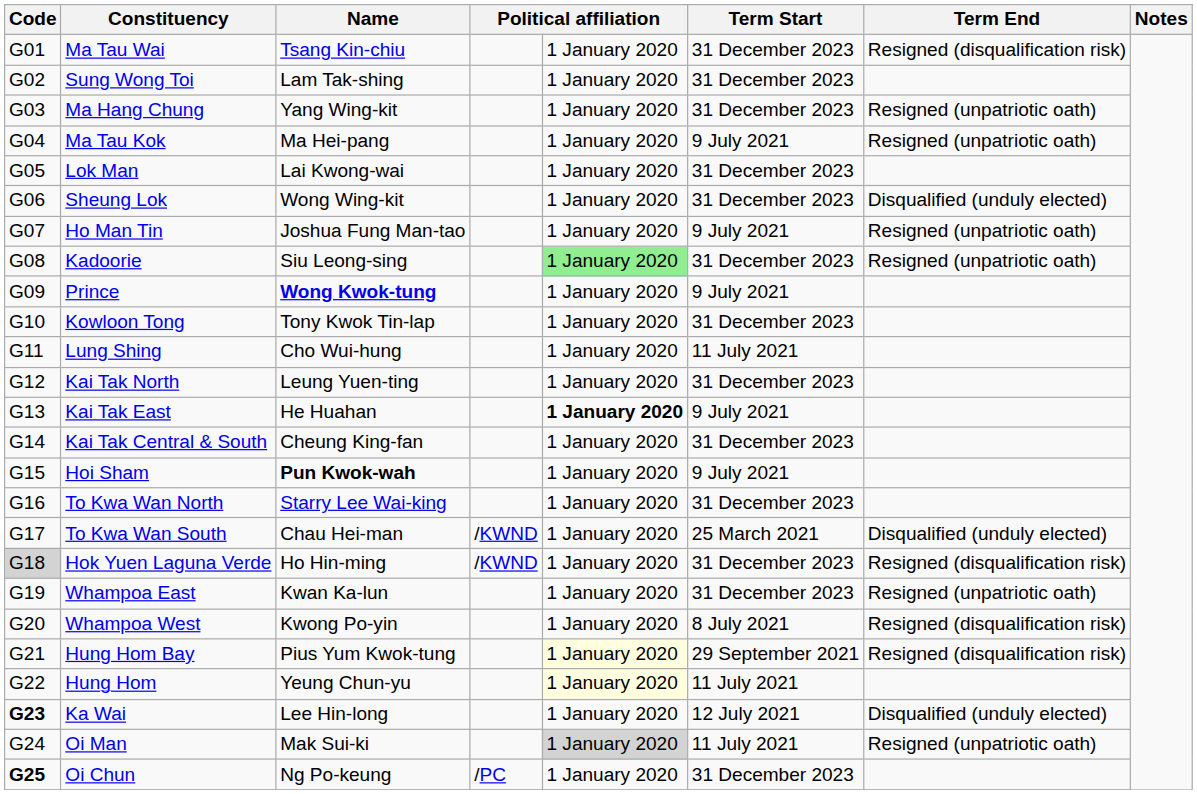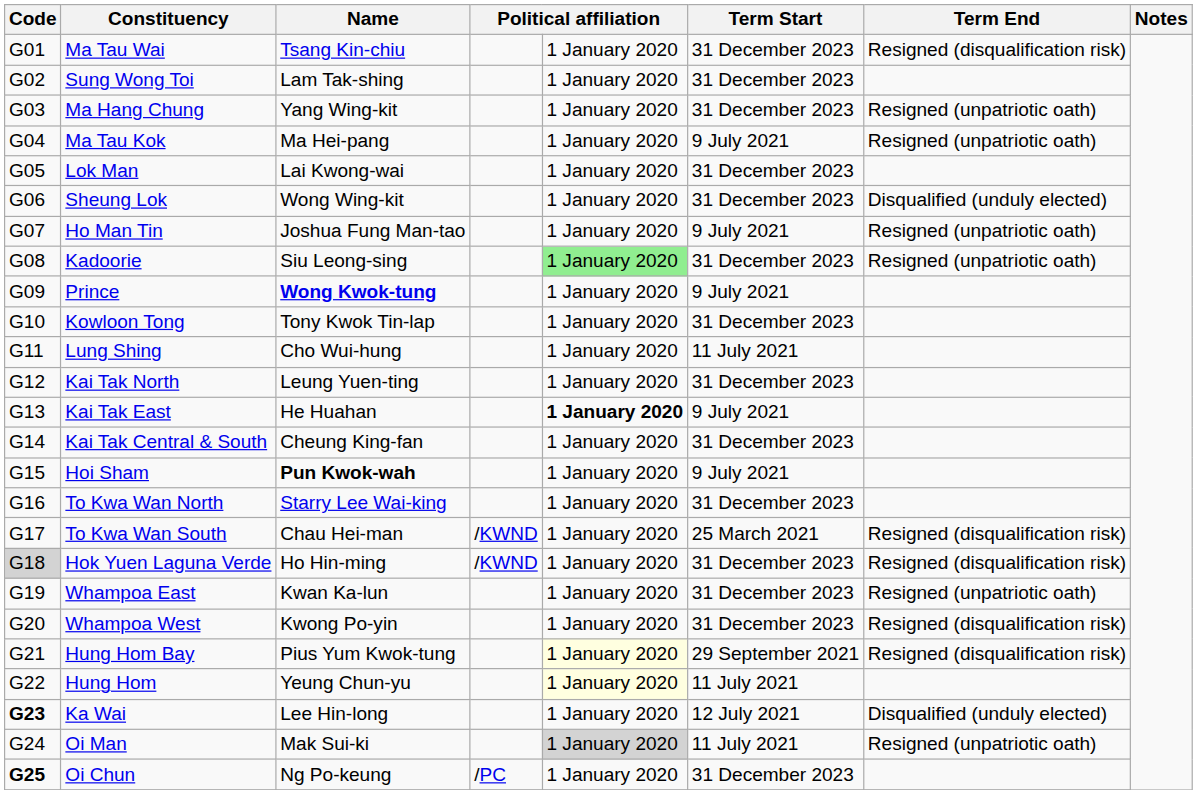(987, 532) Disqualified (unduly elected) -> (997, 532) Resigned (disqualification risk)
(741, 623) 8 July 2021 -> (773, 623) 31 December 2023
